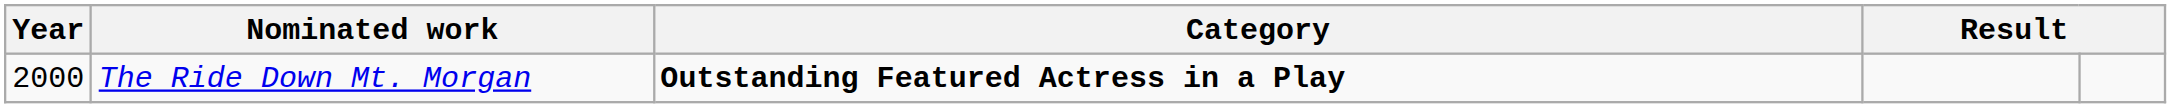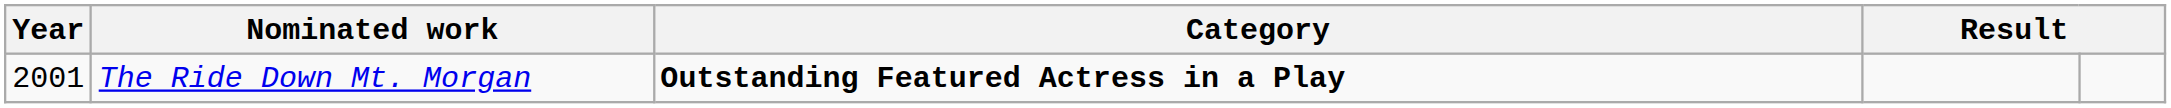(48, 79) 2000 -> (48, 79) 2001
